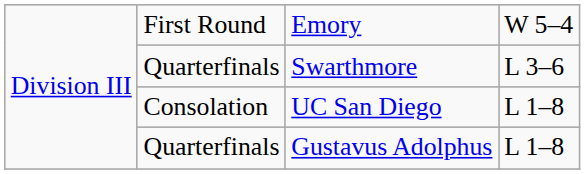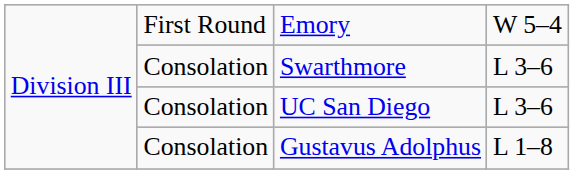(211, 65) Quarterfinals -> (206, 65) Consolation
(534, 106) L 1–8 -> (523, 106) L 3–6
(211, 147) Quarterfinals -> (206, 147) Consolation
